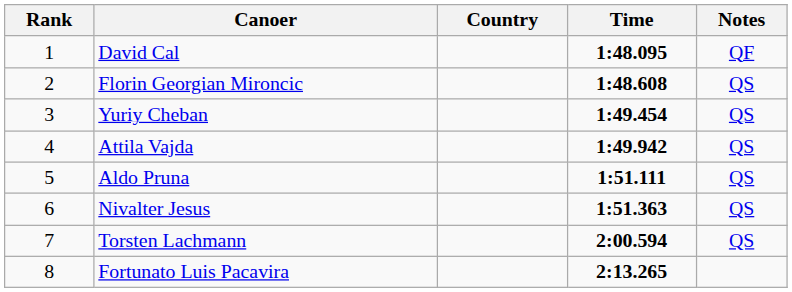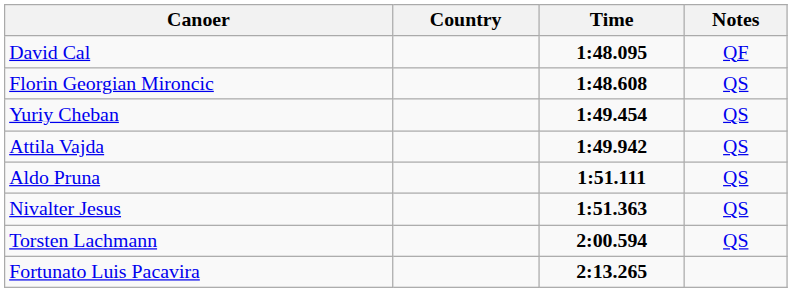- column: (49, 20)
